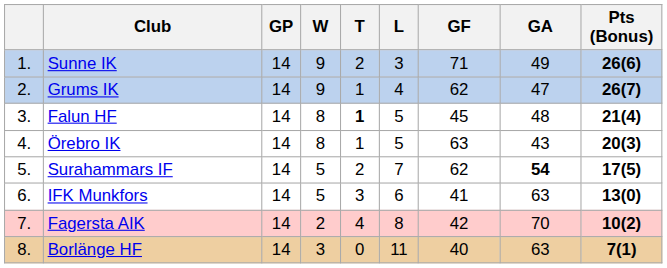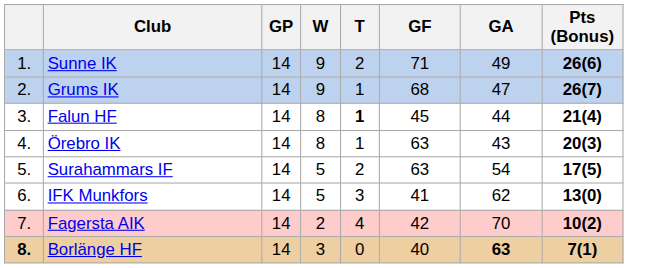- column: (399, 27)
(459, 90) 62 -> (420, 90) 68
(540, 116) 48 -> (501, 116) 44
(459, 169) 62 -> (420, 169) 63
(540, 169) bold -> (501, 169) normal
(540, 196) 63 -> (501, 196) 62
(24, 249) normal -> (24, 249) bold
(540, 249) normal -> (501, 249) bold
